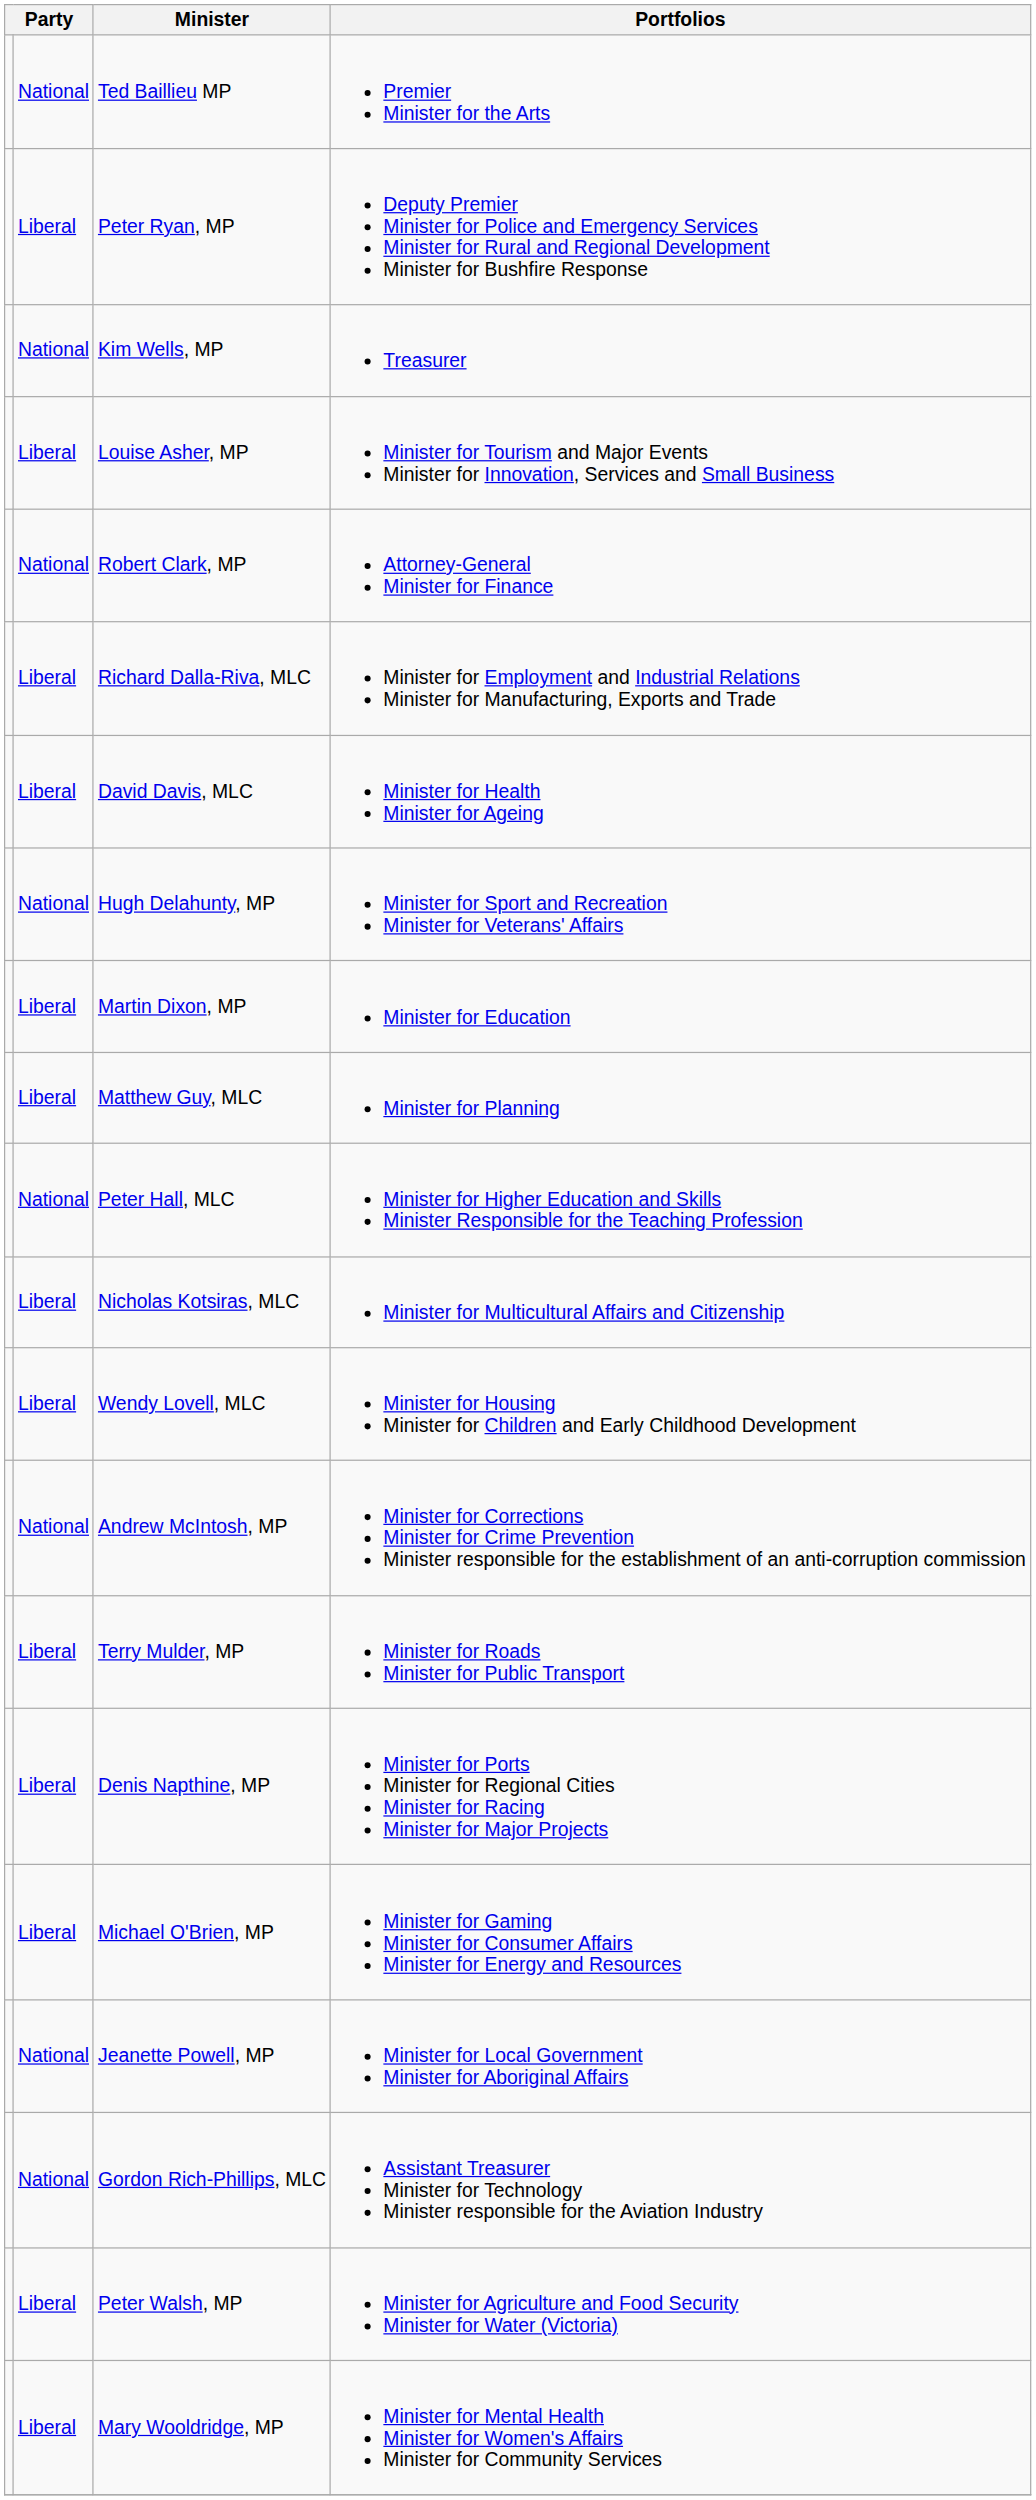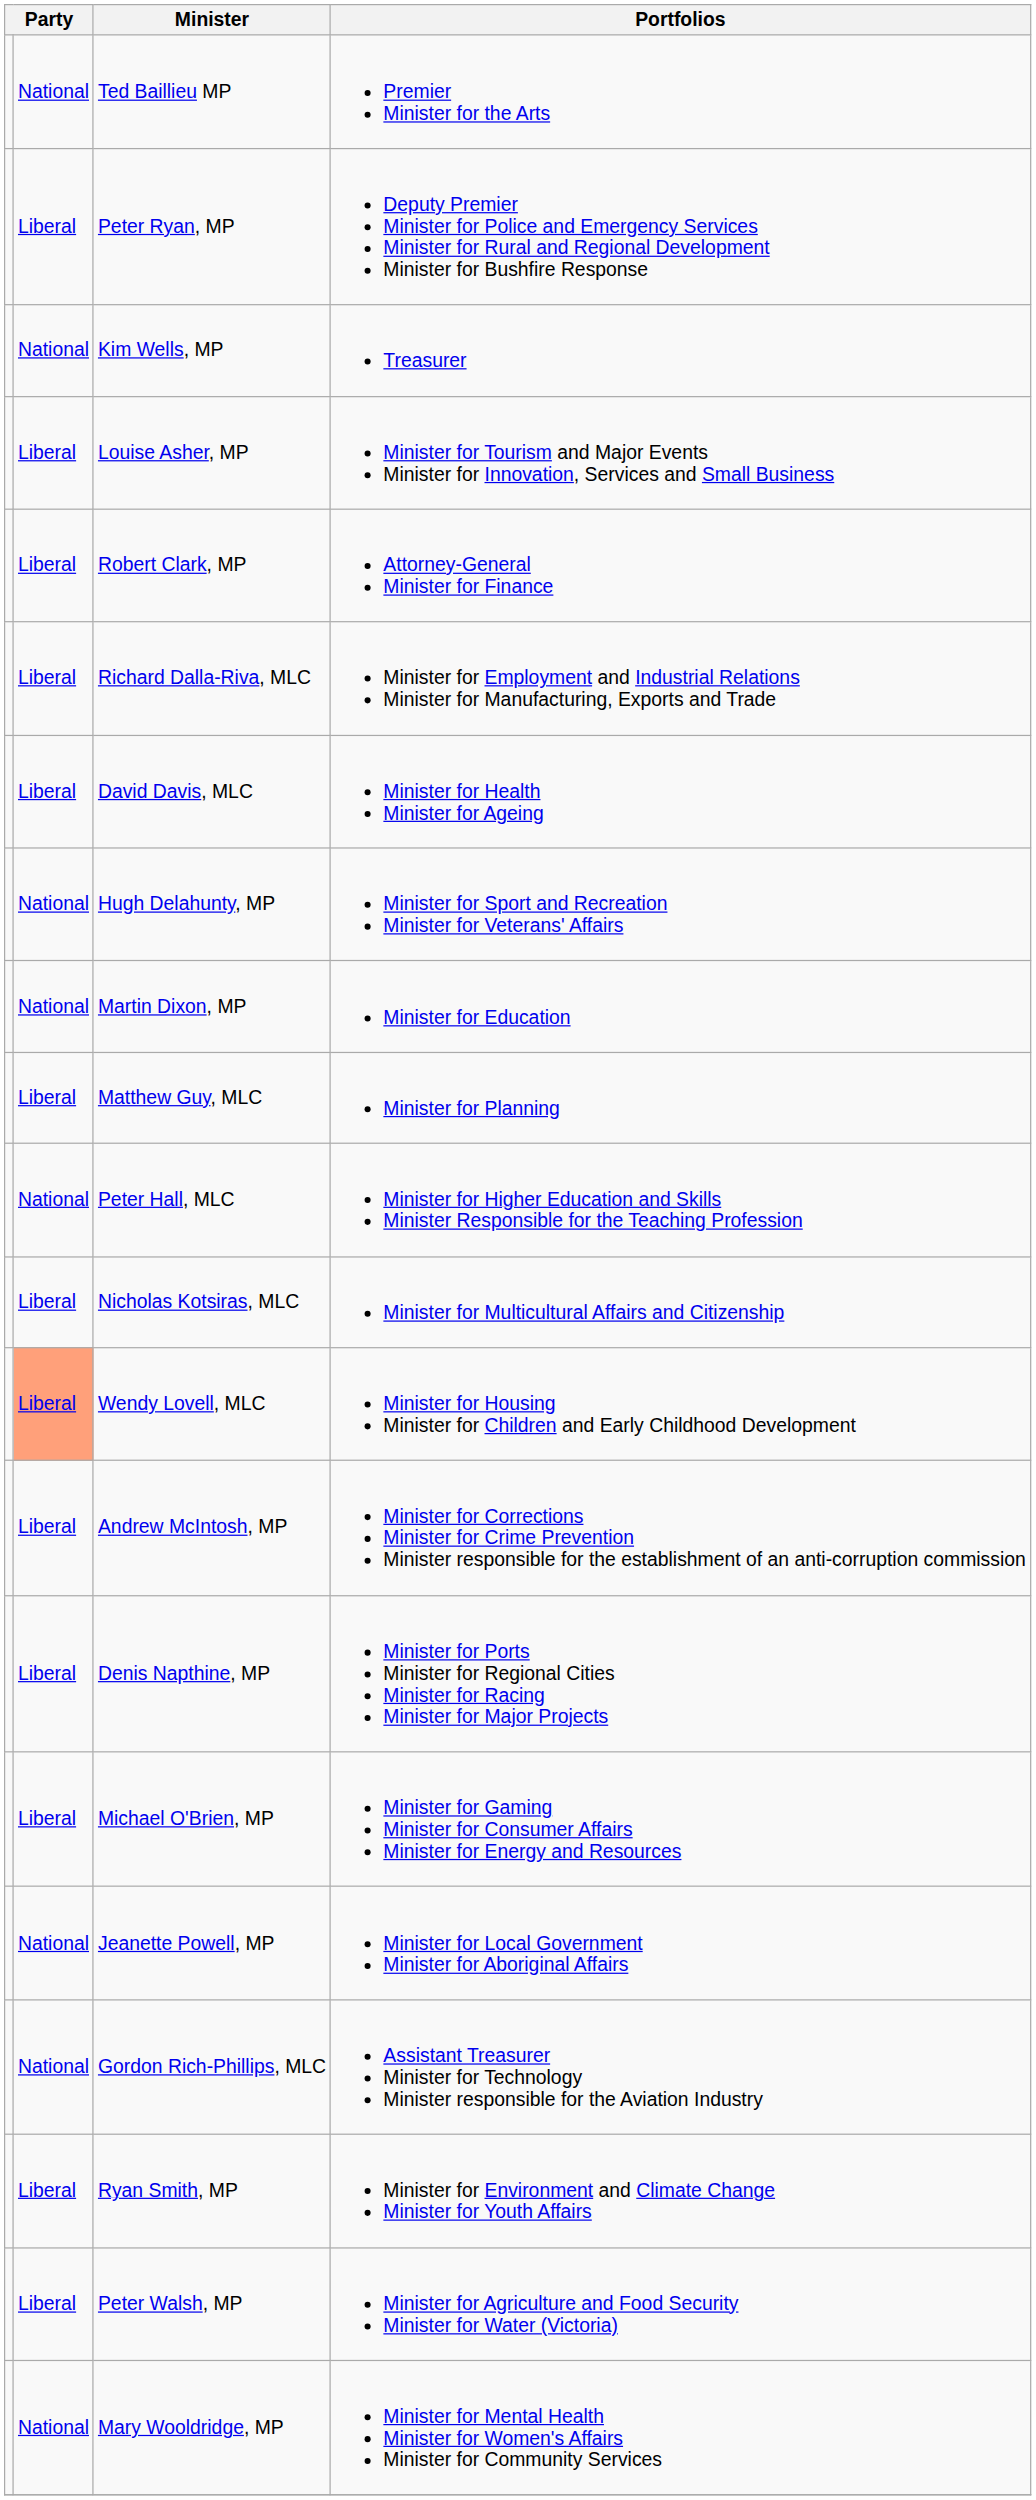(54, 565) National -> (47, 565) Liberal
(47, 1006) Liberal -> (54, 1006) National
(47, 1403) no background -> (47, 1403) lightsalmon background
(54, 1527) National -> (47, 1527) Liberal
- row: (171, 1651)
+ row: (168, 2190)
(47, 2427) Liberal -> (54, 2427) National
